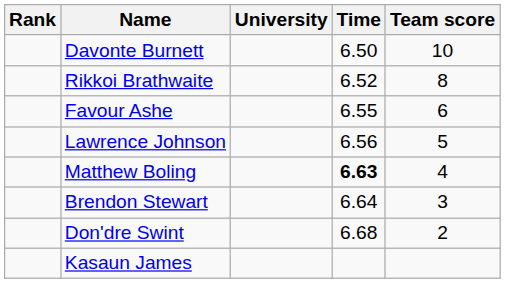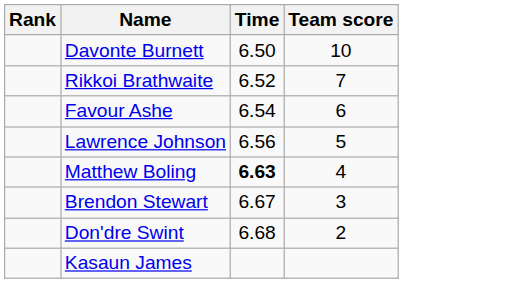- column: (281, 19)
(443, 80) 8 -> (341, 80) 7
(359, 111) 6.55 -> (257, 111) 6.54
(359, 202) 6.64 -> (257, 202) 6.67
